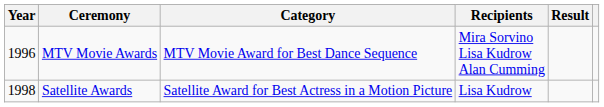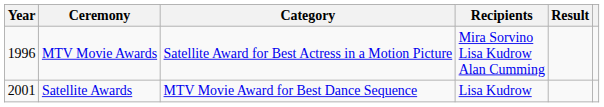(290, 53) MTV Movie Award for Best Dance Sequence -> (308, 53) Satellite Award for Best Actress in a Motion Picture
(22, 91) 1998 -> (22, 91) 2001
(308, 91) Satellite Award for Best Actress in a Motion Picture -> (290, 91) MTV Movie Award for Best Dance Sequence
